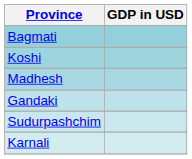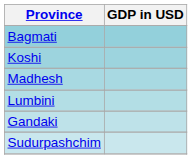+ row: (31, 100)
- row: (28, 143)
